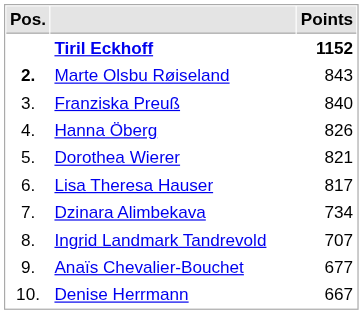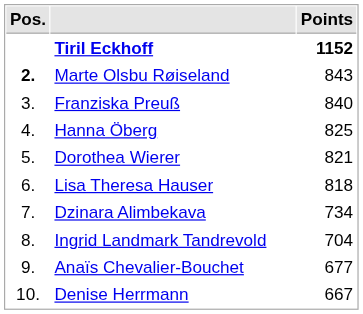(339, 130) 826 -> (339, 130) 825
(339, 185) 817 -> (339, 185) 818
(339, 240) 707 -> (339, 240) 704
